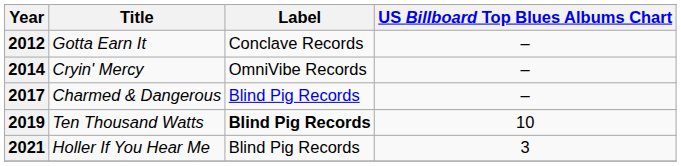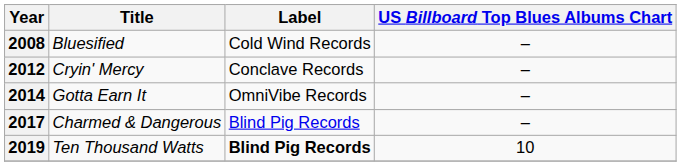+ row: (27, 43)
(99, 43) Gotta Earn It -> (98, 69) Cryin' Mercy
(98, 69) Cryin' Mercy -> (99, 95) Gotta Earn It
- row: (27, 148)
